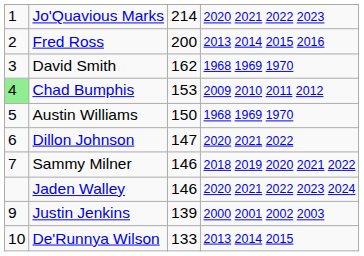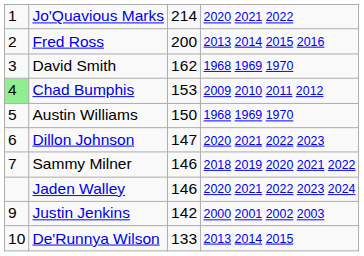(264, 17) 2020 2021 2022 2023 -> (248, 17) 2020 2021 2022
(248, 140) 2020 2021 2022 -> (264, 140) 2020 2021 2022 2023
(184, 213) 139 -> (184, 213) 142
